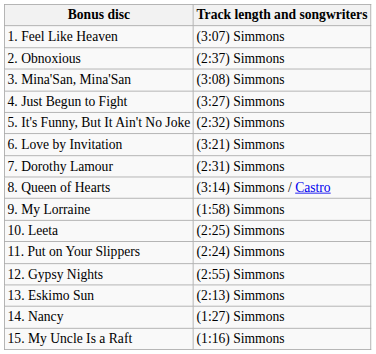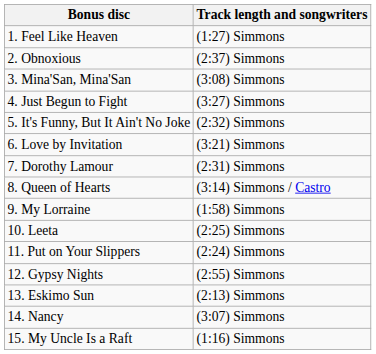(241, 36) (3:07) Simmons -> (241, 36) (1:27) Simmons
(241, 317) (1:27) Simmons -> (241, 317) (3:07) Simmons
